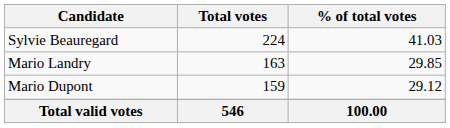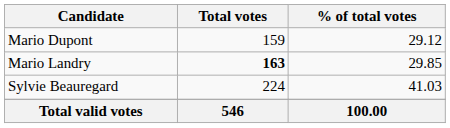rows swapped: (63, 39) <-> (50, 87)
(274, 63) normal -> (274, 63) bold
